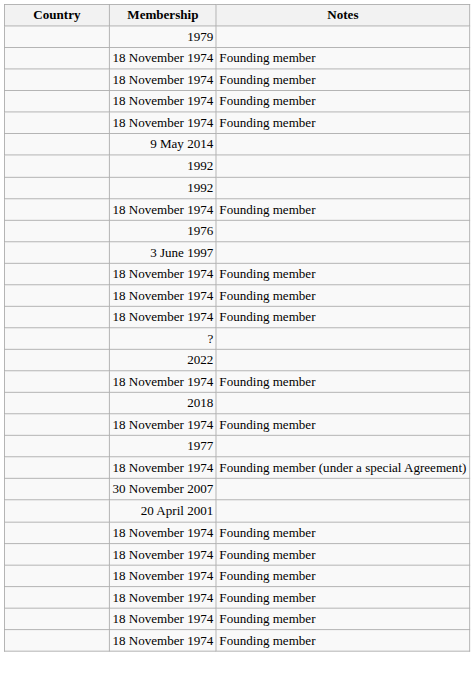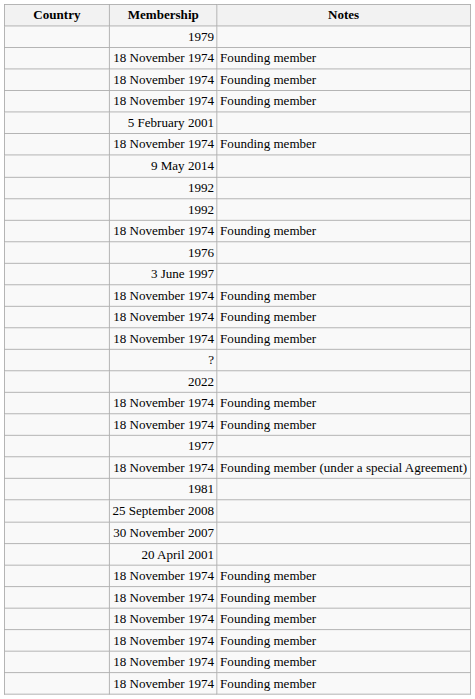+ row: (171, 123)
- row: (200, 403)
+ row: (201, 489)
+ row: (163, 511)
